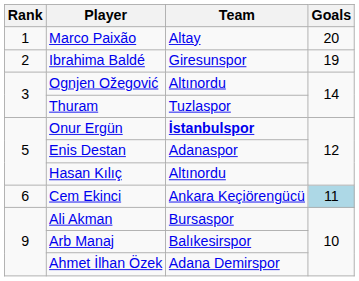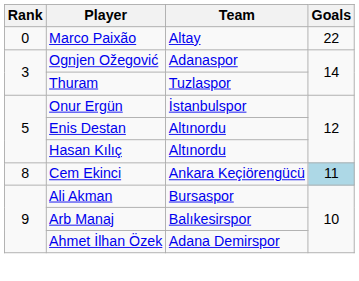(25, 38) 1 -> (25, 38) 0
(331, 38) 20 -> (331, 38) 22
- row: (97, 60)
(197, 83) Altınordu -> (203, 60) Adanaspor
(212, 128) bold -> (208, 106) normal
(203, 151) Adanaspor -> (197, 128) Altınordu
(25, 196) 6 -> (25, 173) 8
